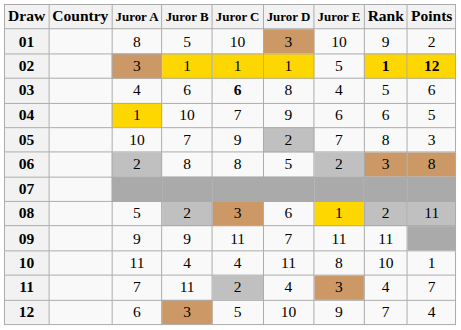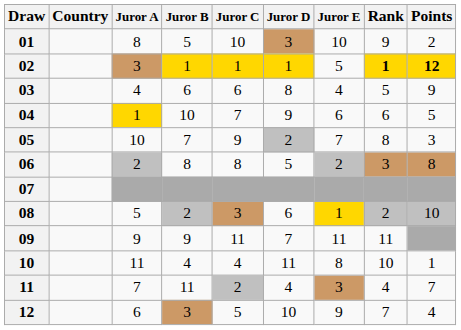(238, 90) bold -> (238, 90) normal
(432, 90) 6 -> (432, 90) 9
(432, 213) 11 -> (432, 213) 10
